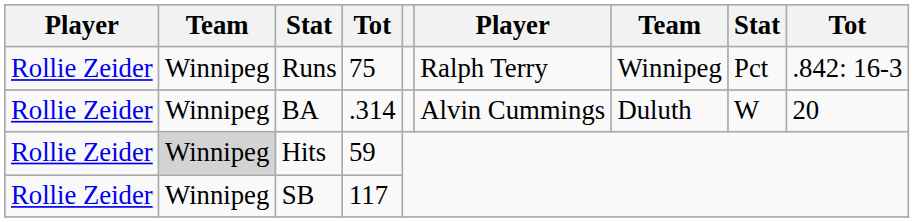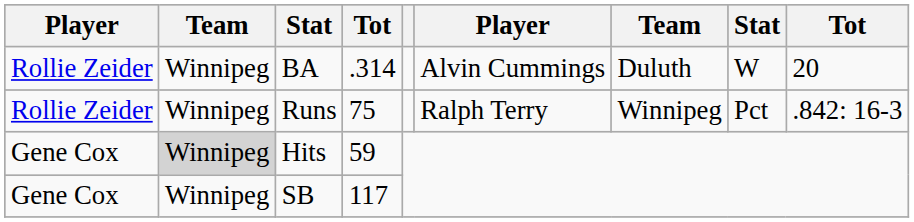rows swapped: (300, 110) <-> (309, 68)
(82, 152) Rollie Zeider -> (65, 152) Gene Cox
(82, 195) Rollie Zeider -> (65, 195) Gene Cox
